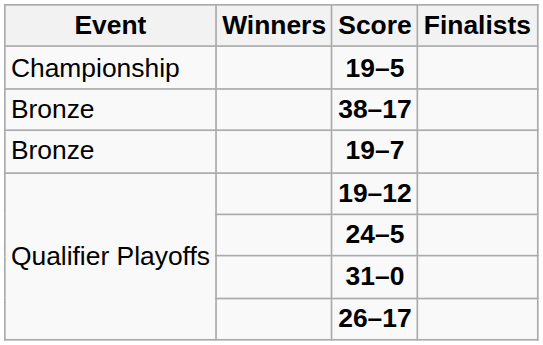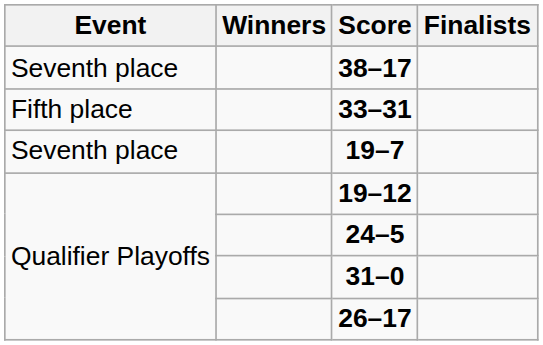- row: (375, 67)
(53, 109) Bronze -> (95, 67) Seventh place
+ row: (375, 109)
(53, 151) Bronze -> (95, 151) Seventh place
